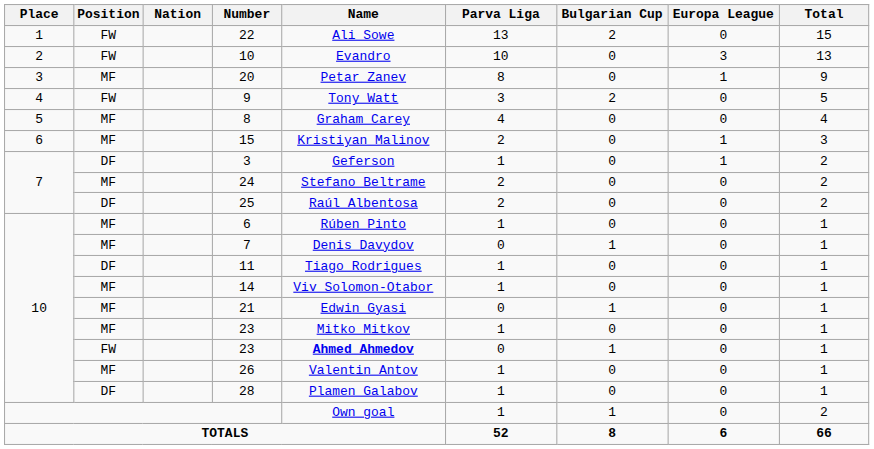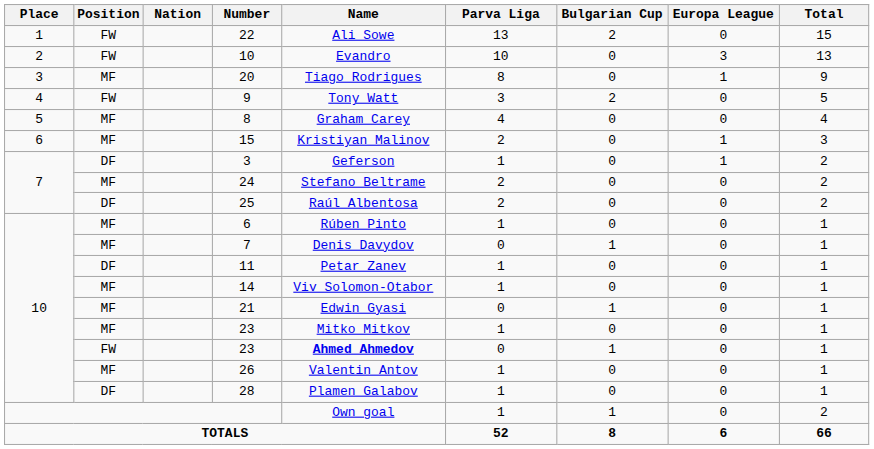(363, 78) Petar Zanev -> (363, 78) Tiago Rodrigues
(363, 267) Tiago Rodrigues -> (363, 267) Petar Zanev
